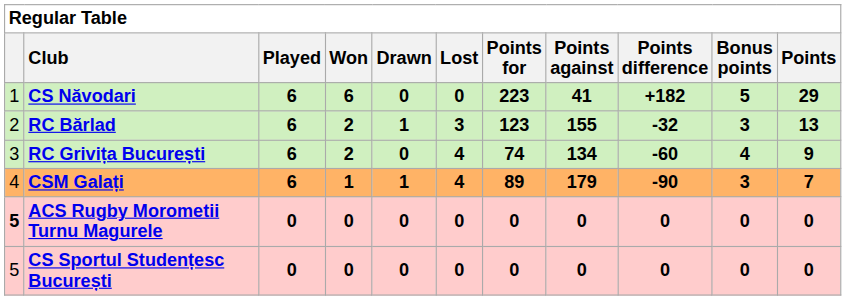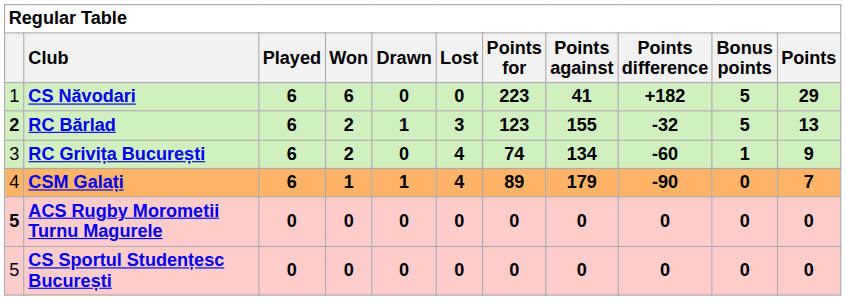(14, 125) normal -> (14, 125) bold
(745, 125) 3 -> (745, 125) 5
(745, 153) 4 -> (745, 153) 1
(745, 182) 3 -> (745, 182) 0
